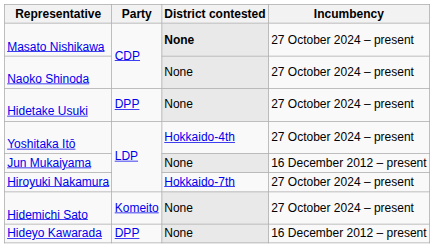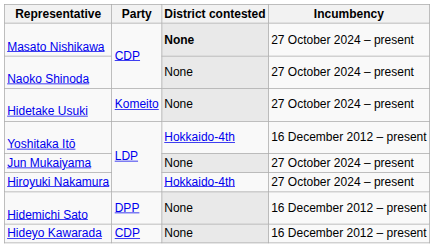(127, 104) DPP -> (137, 104) Komeito
(343, 137) 27 October 2024 – present -> (349, 137) 16 December 2012 – present
(349, 163) 16 December 2012 – present -> (343, 163) 27 October 2024 – present
(200, 182) Hokkaido-7th -> (200, 182) Hokkaido-4th
(137, 207) Komeito -> (127, 207) DPP
(343, 207) 27 October 2024 – present -> (349, 207) 16 December 2012 – present
(127, 233) DPP -> (127, 233) CDP
